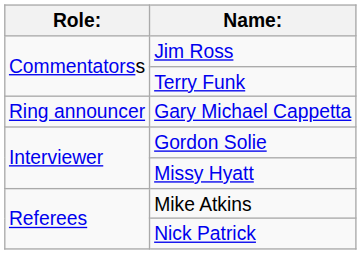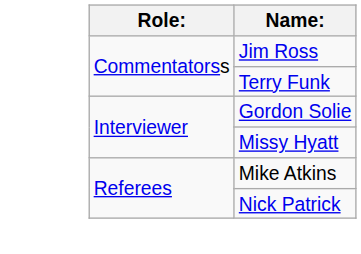- row: (253, 112)
